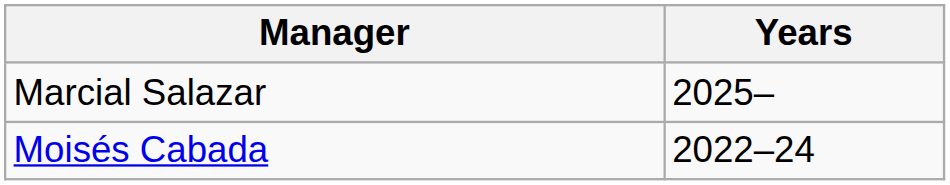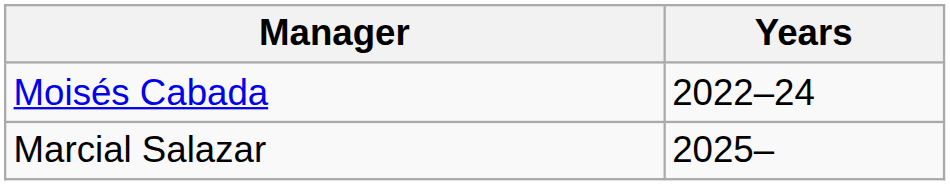rows swapped: (141, 149) <-> (140, 91)
